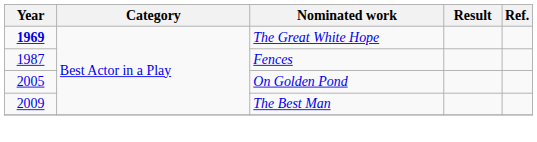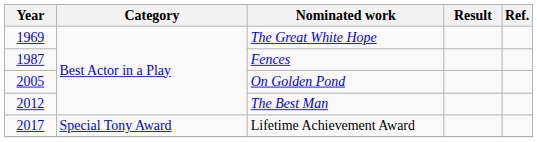(31, 37) bold -> (30, 37) normal
(31, 103) 2009 -> (30, 103) 2012
+ row: (333, 125)
